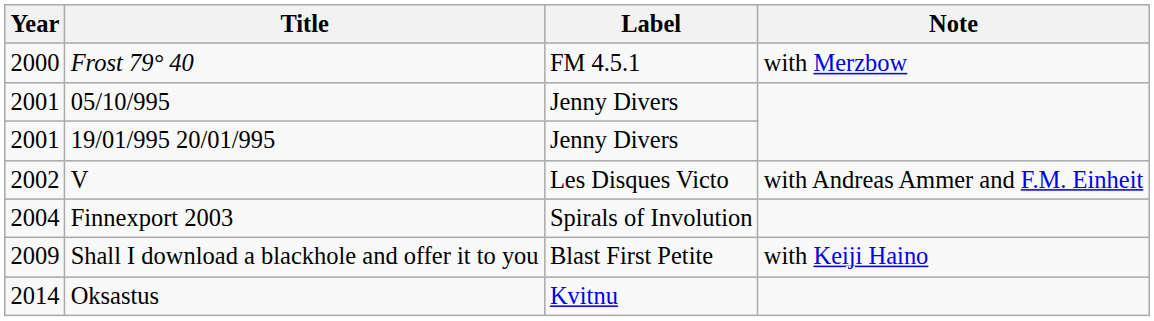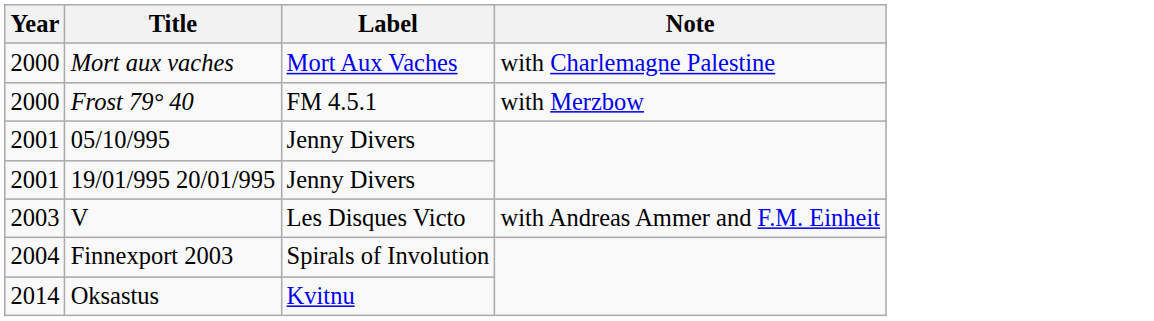+ row: (152, 62)
(35, 179) 2002 -> (35, 218) 2003
- row: (305, 256)
